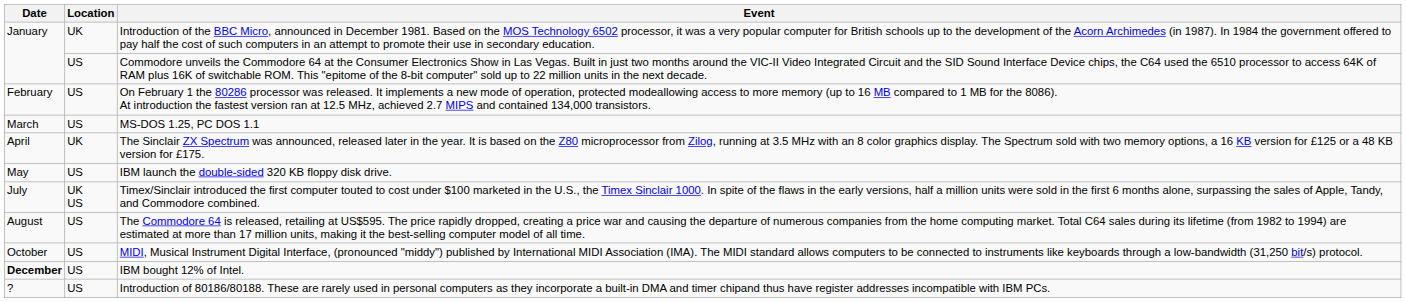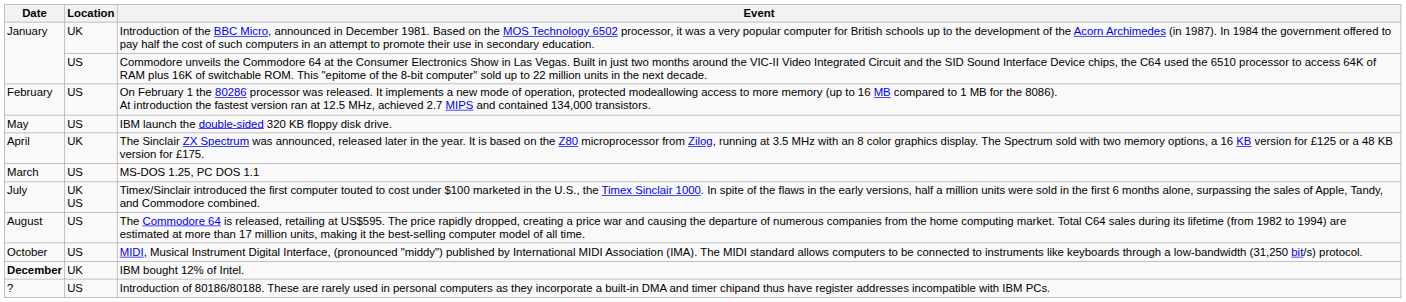rows swapped: (189, 123) <-> (256, 172)
(75, 270) US -> (75, 270) UK
